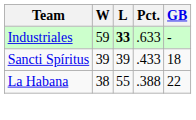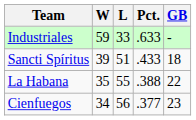(123, 37) bold -> (123, 37) normal
(123, 59) 39 -> (123, 59) 51
(103, 81) 38 -> (103, 81) 35
+ row: (39, 103)
